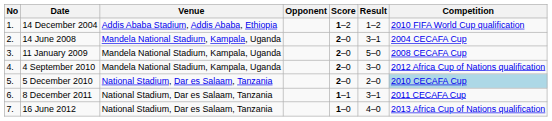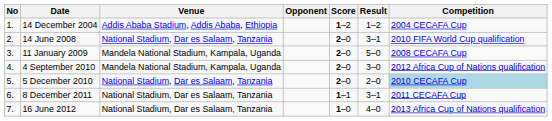(458, 25) 2010 FIFA World Cup qualification -> (429, 25) 2004 CECAFA Cup
(191, 39) Mandela National Stadium, Kampala, Uganda -> (187, 39) National Stadium, Dar es Salaam, Tanzania
(429, 39) 2004 CECAFA Cup -> (458, 39) 2010 FIFA World Cup qualification
